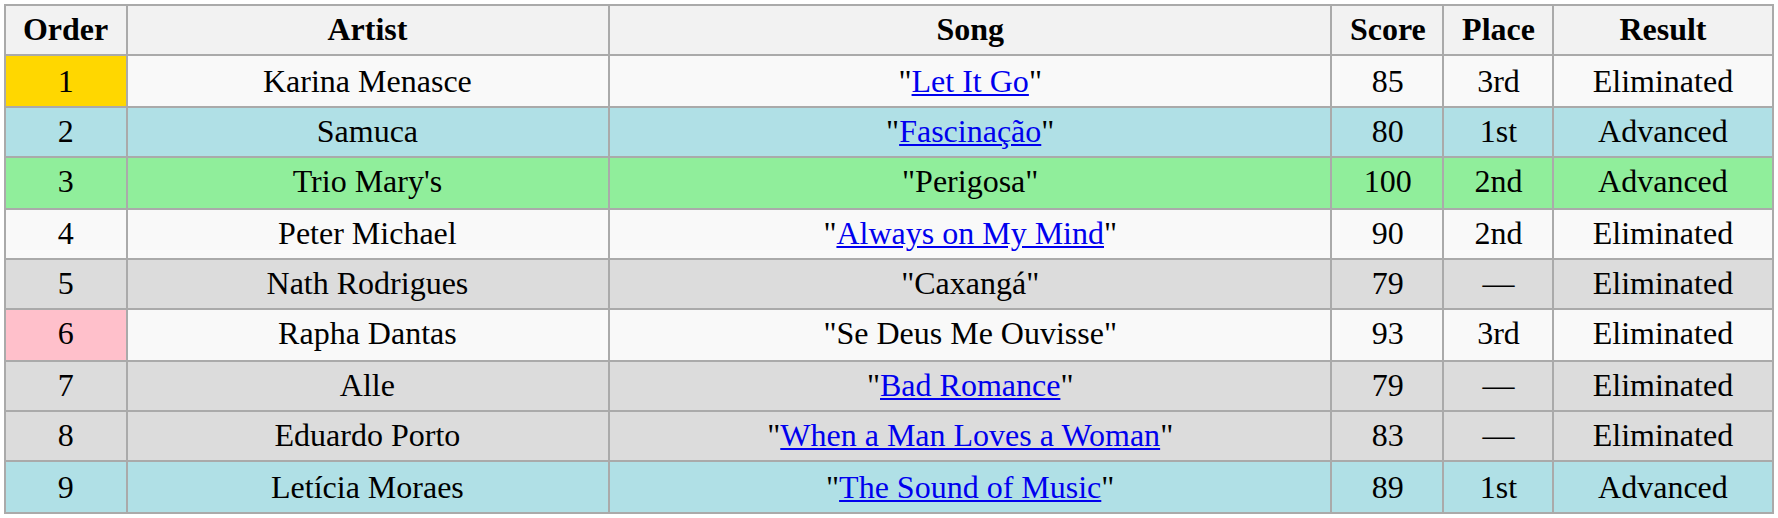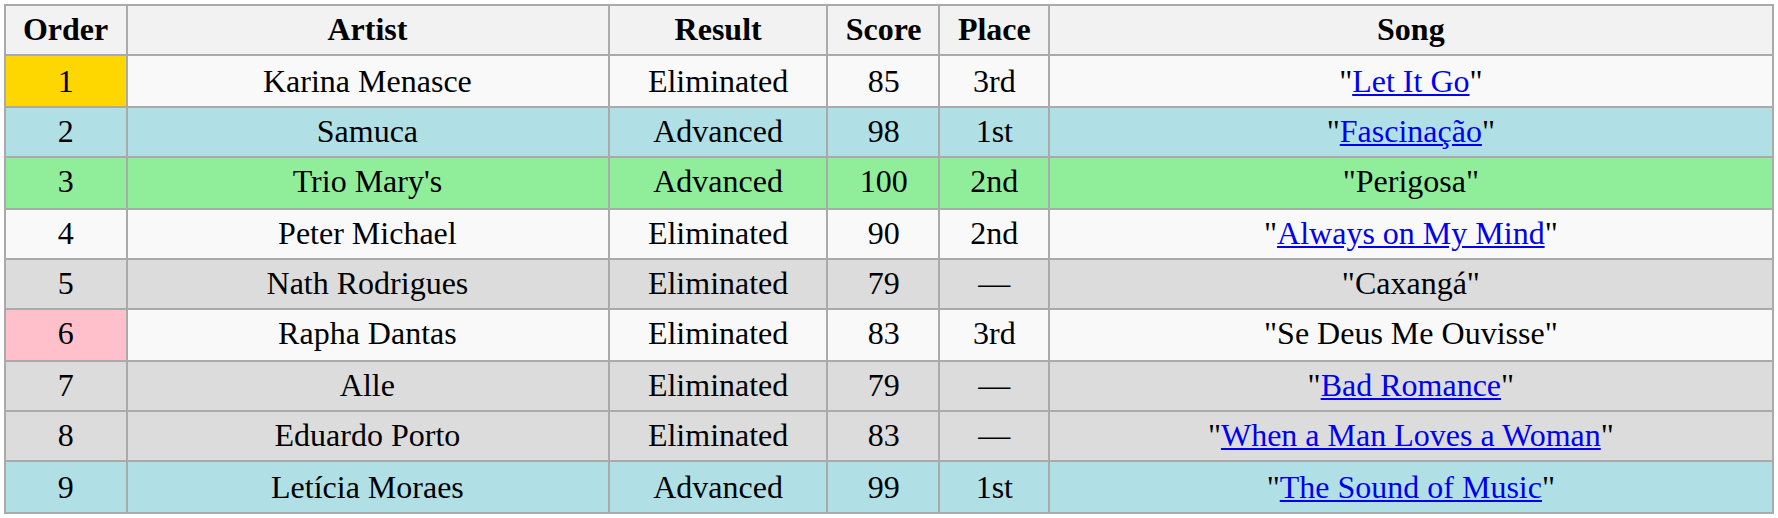columns swapped: (970, 29) <-> (1663, 29)
(1388, 131) 80 -> (884, 131) 98
(1388, 334) 93 -> (884, 334) 83
(1388, 486) 89 -> (884, 486) 99
